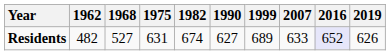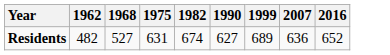- column: (367, 15)
(297, 38) 633 -> (297, 38) 636
(332, 38) lavender background -> (332, 38) no background
